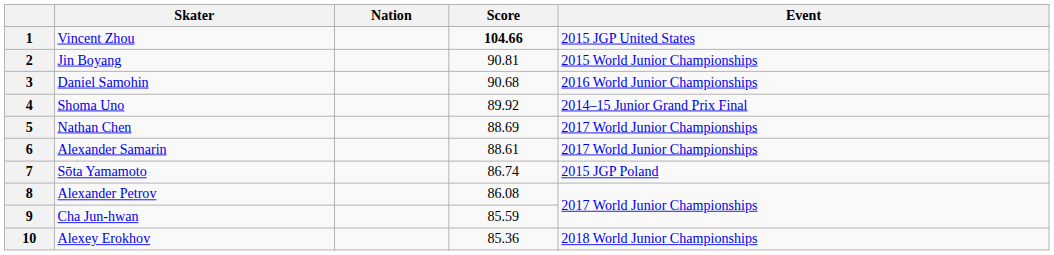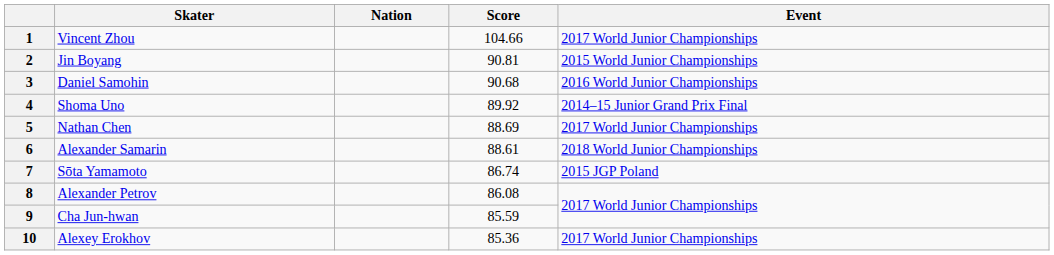(503, 37) bold -> (503, 37) normal
(628, 37) 2015 JGP United States -> (659, 37) 2017 World Junior Championships
(659, 149) 2017 World Junior Championships -> (659, 149) 2018 World Junior Championships
(659, 238) 2018 World Junior Championships -> (659, 238) 2017 World Junior Championships
